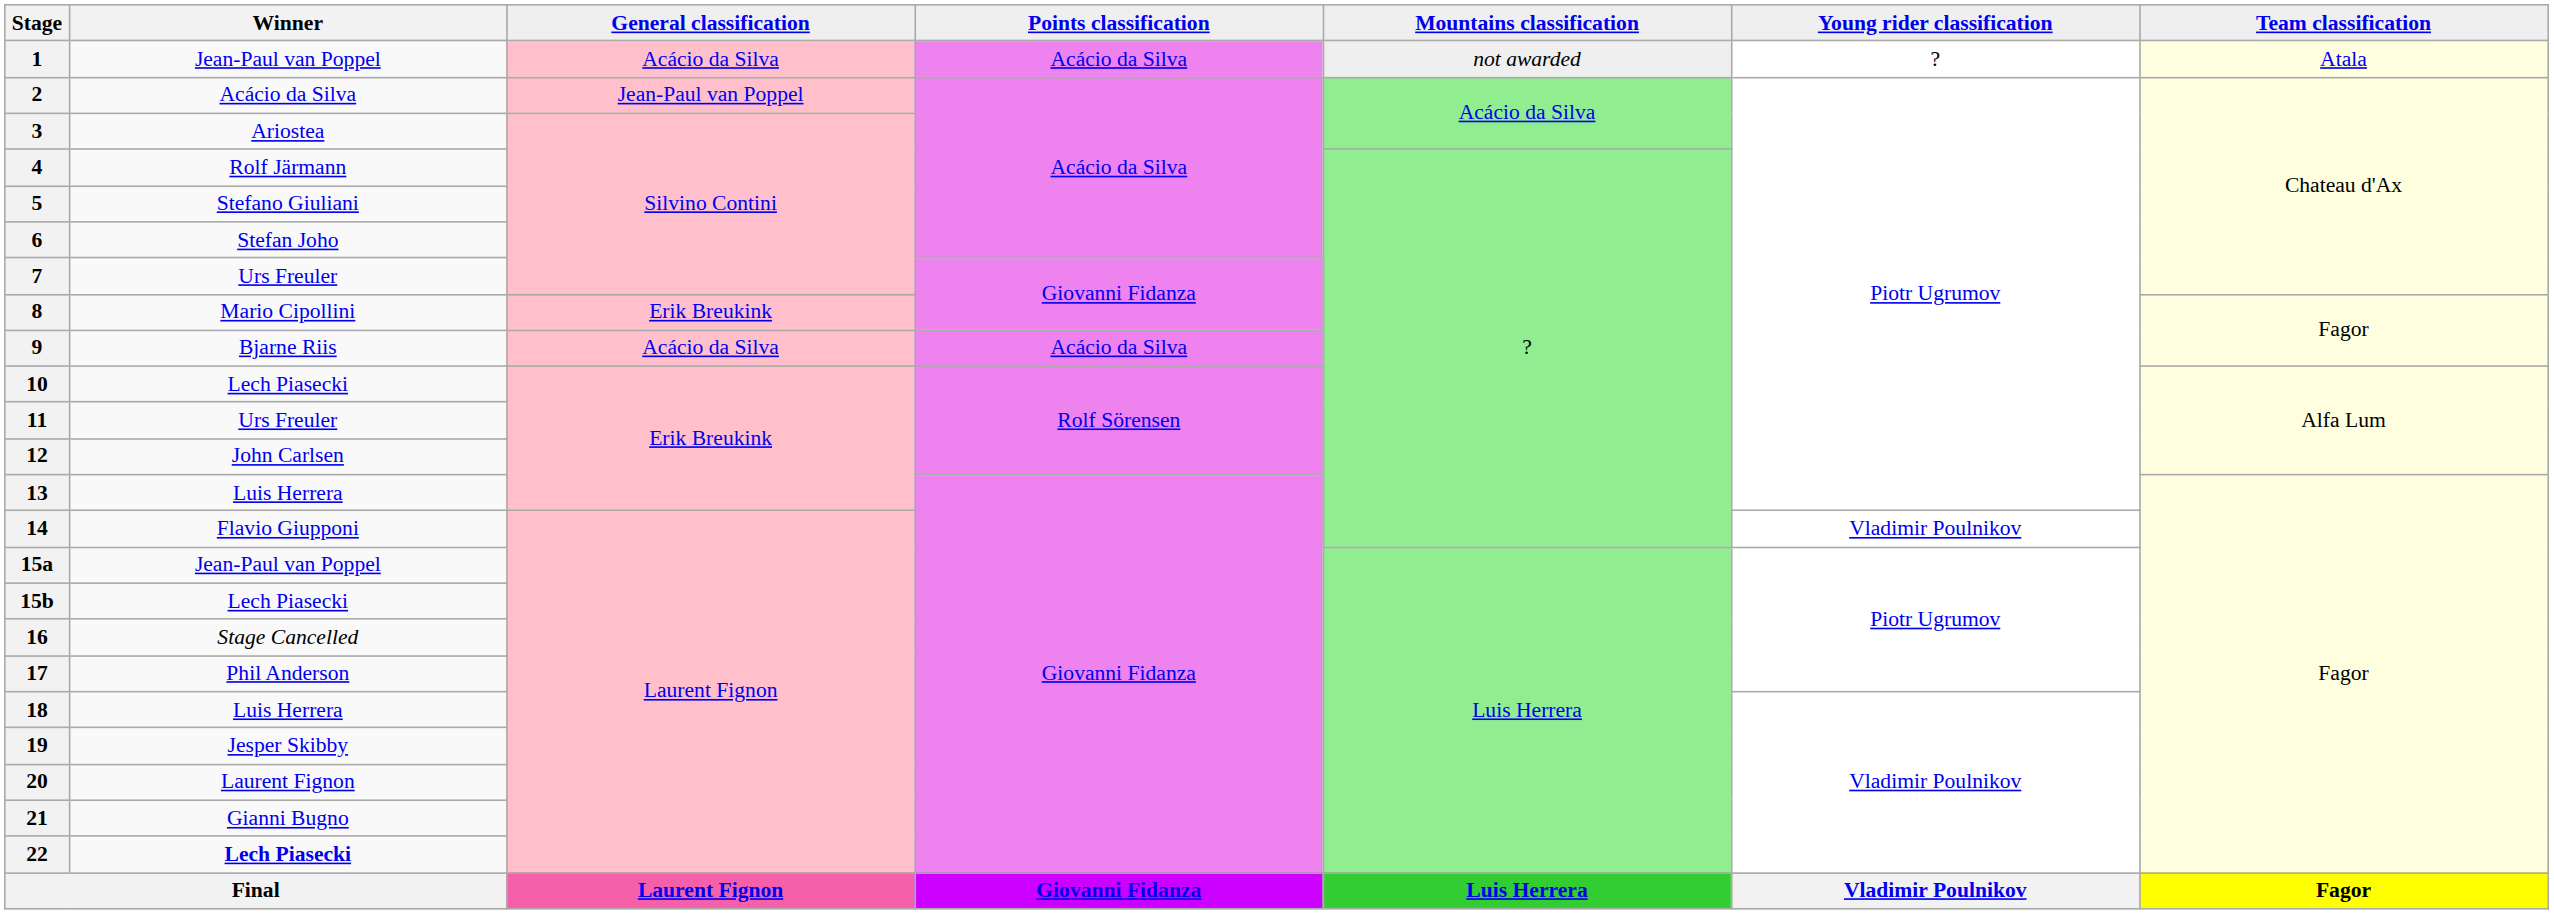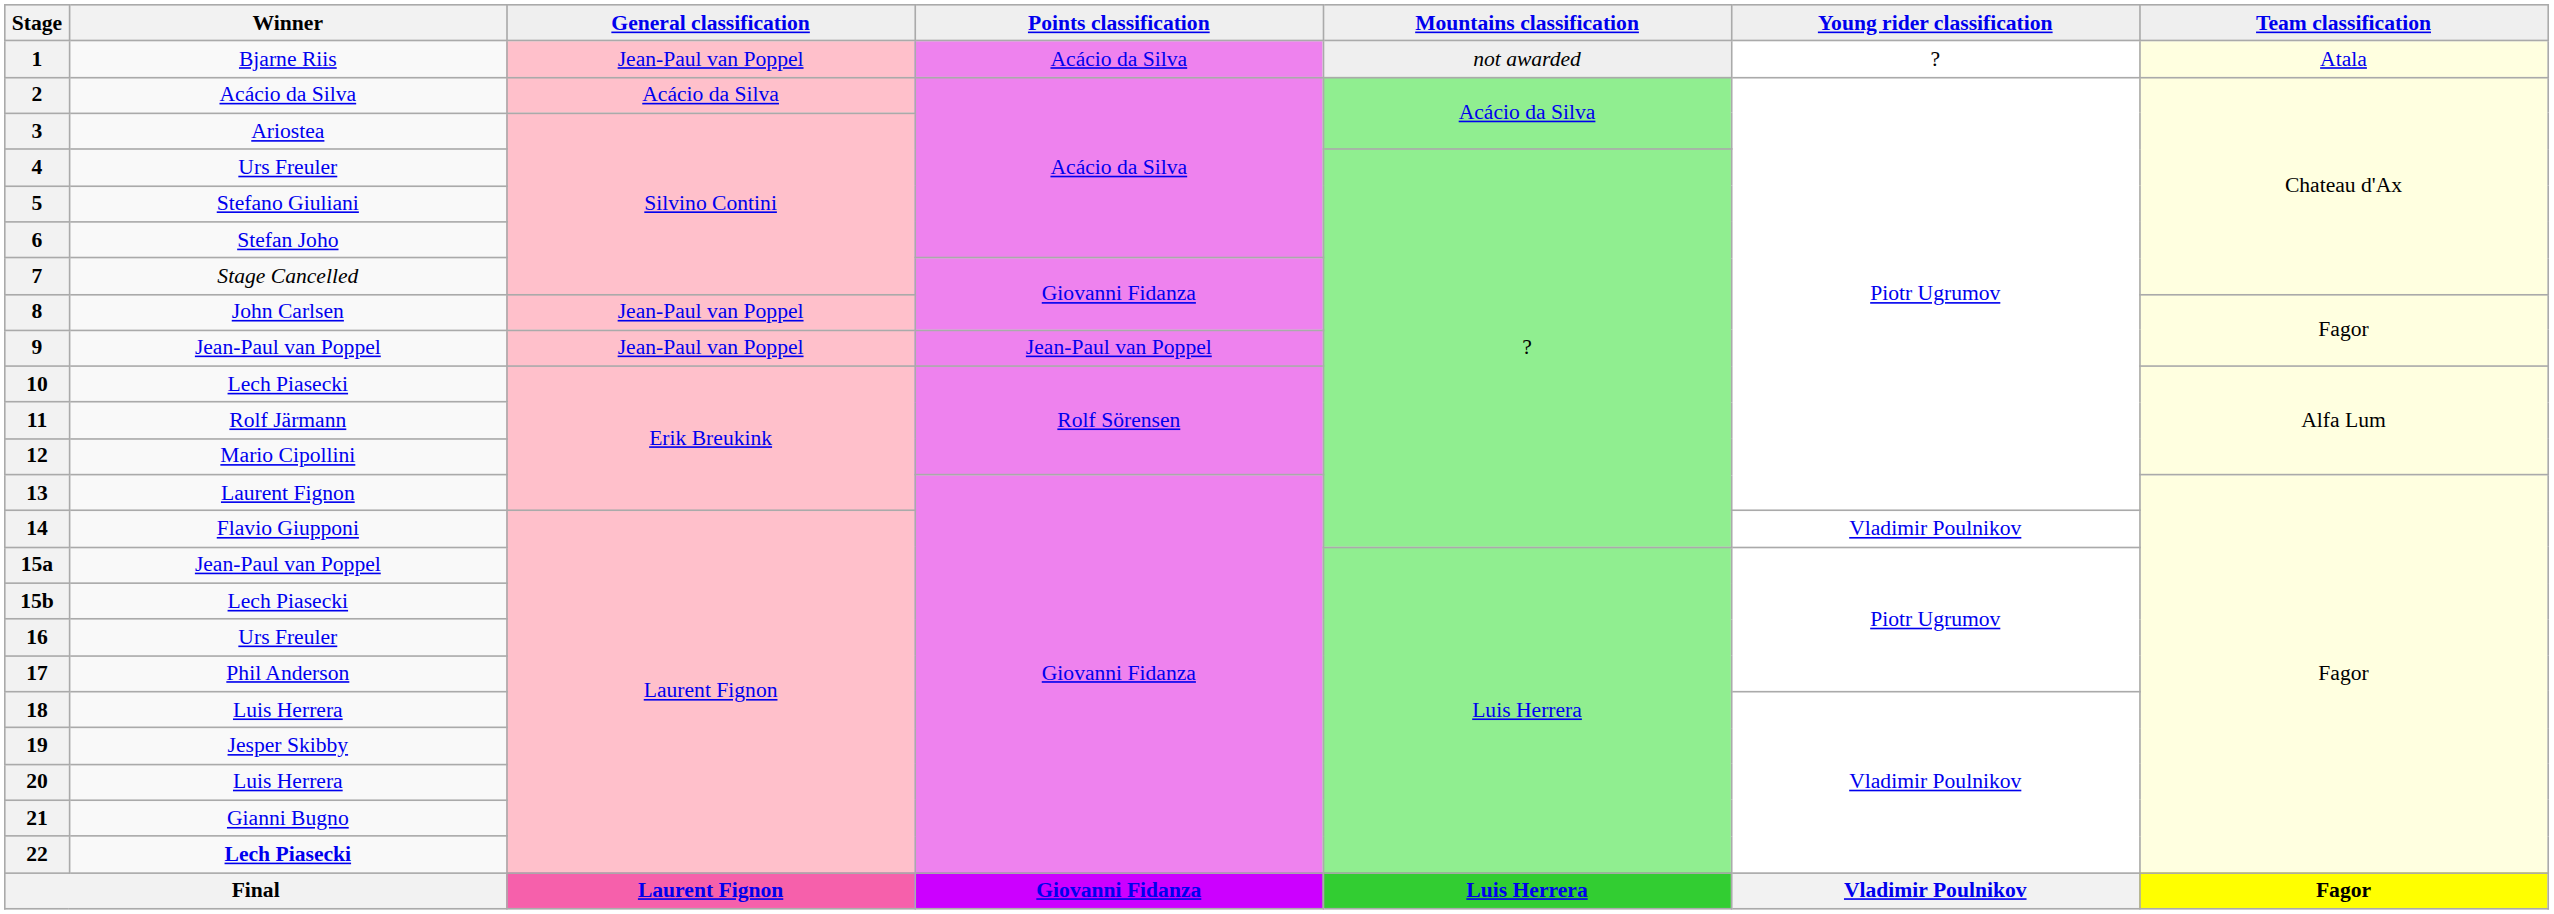(288, 59) Jean-Paul van Poppel -> (288, 59) Bjarne Riis
(711, 59) Acácio da Silva -> (711, 59) Jean-Paul van Poppel
(711, 95) Jean-Paul van Poppel -> (711, 95) Acácio da Silva
(288, 167) Rolf Järmann -> (288, 167) Urs Freuler
(288, 275) Urs Freuler -> (288, 275) Stage Cancelled
(288, 312) Mario Cipollini -> (288, 312) John Carlsen
(711, 312) Erik Breukink -> (711, 312) Jean-Paul van Poppel
(288, 348) Bjarne Riis -> (288, 348) Jean-Paul van Poppel
(711, 348) Acácio da Silva -> (711, 348) Jean-Paul van Poppel
(1119, 348) Acácio da Silva -> (1119, 348) Jean-Paul van Poppel
(288, 420) Urs Freuler -> (288, 420) Rolf Järmann
(288, 456) John Carlsen -> (288, 456) Mario Cipollini
(288, 492) Luis Herrera -> (288, 492) Laurent Fignon
(288, 637) Stage Cancelled -> (288, 637) Urs Freuler
(288, 781) Laurent Fignon -> (288, 781) Luis Herrera
